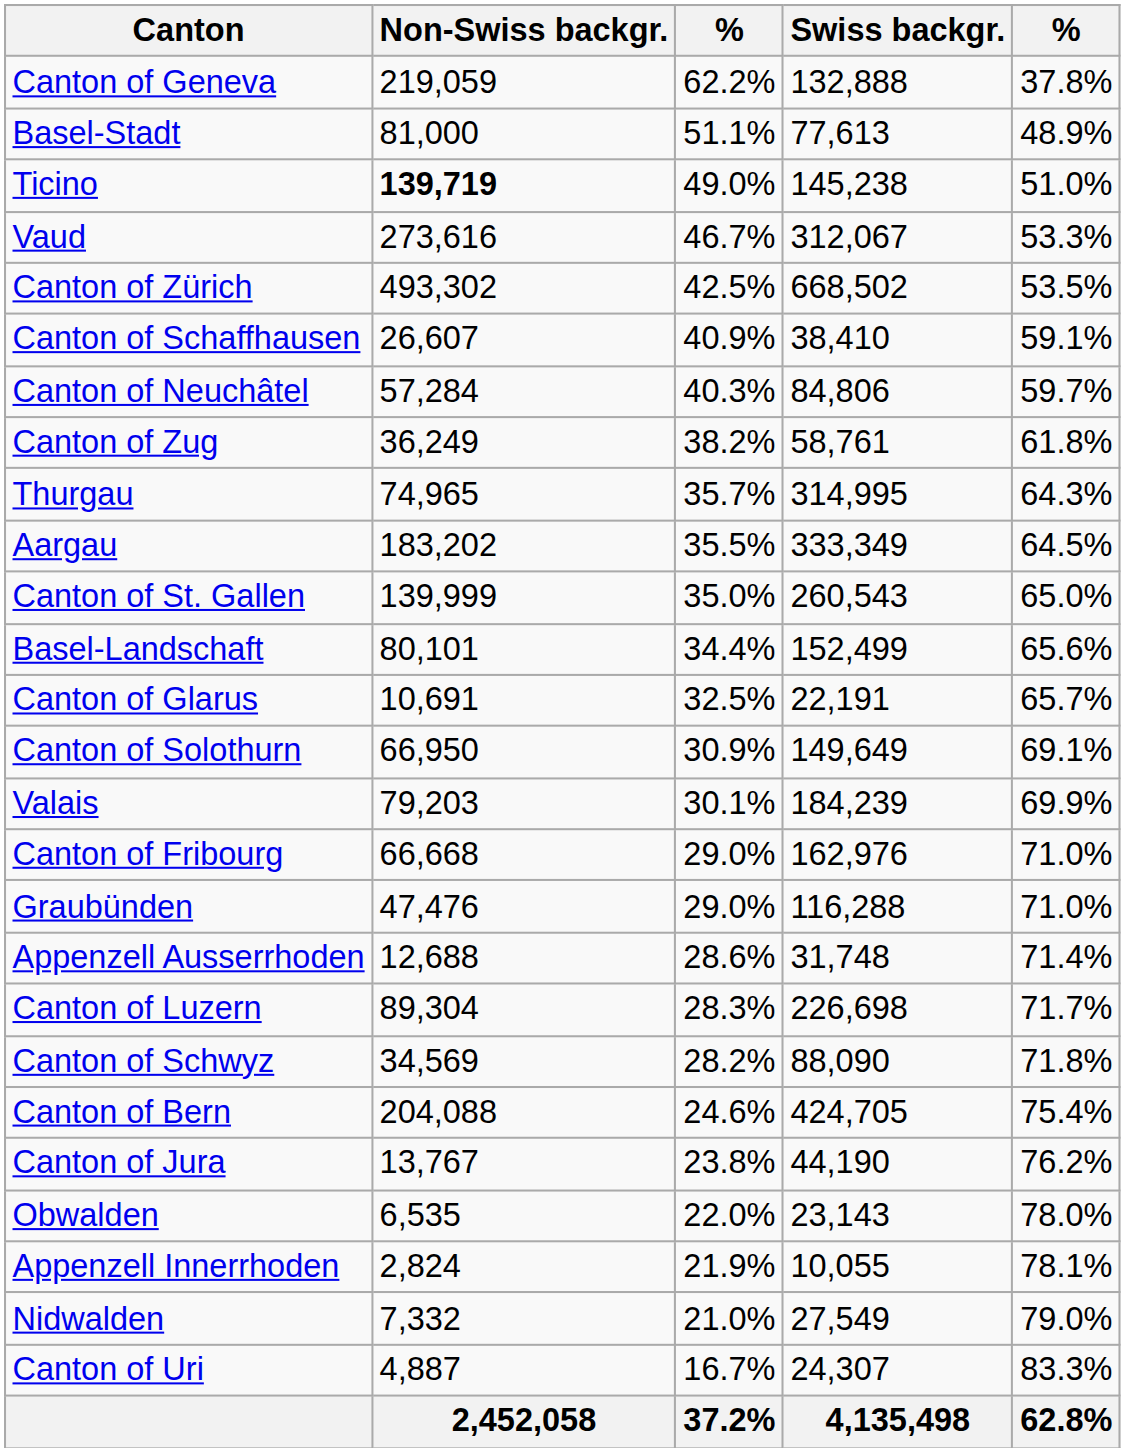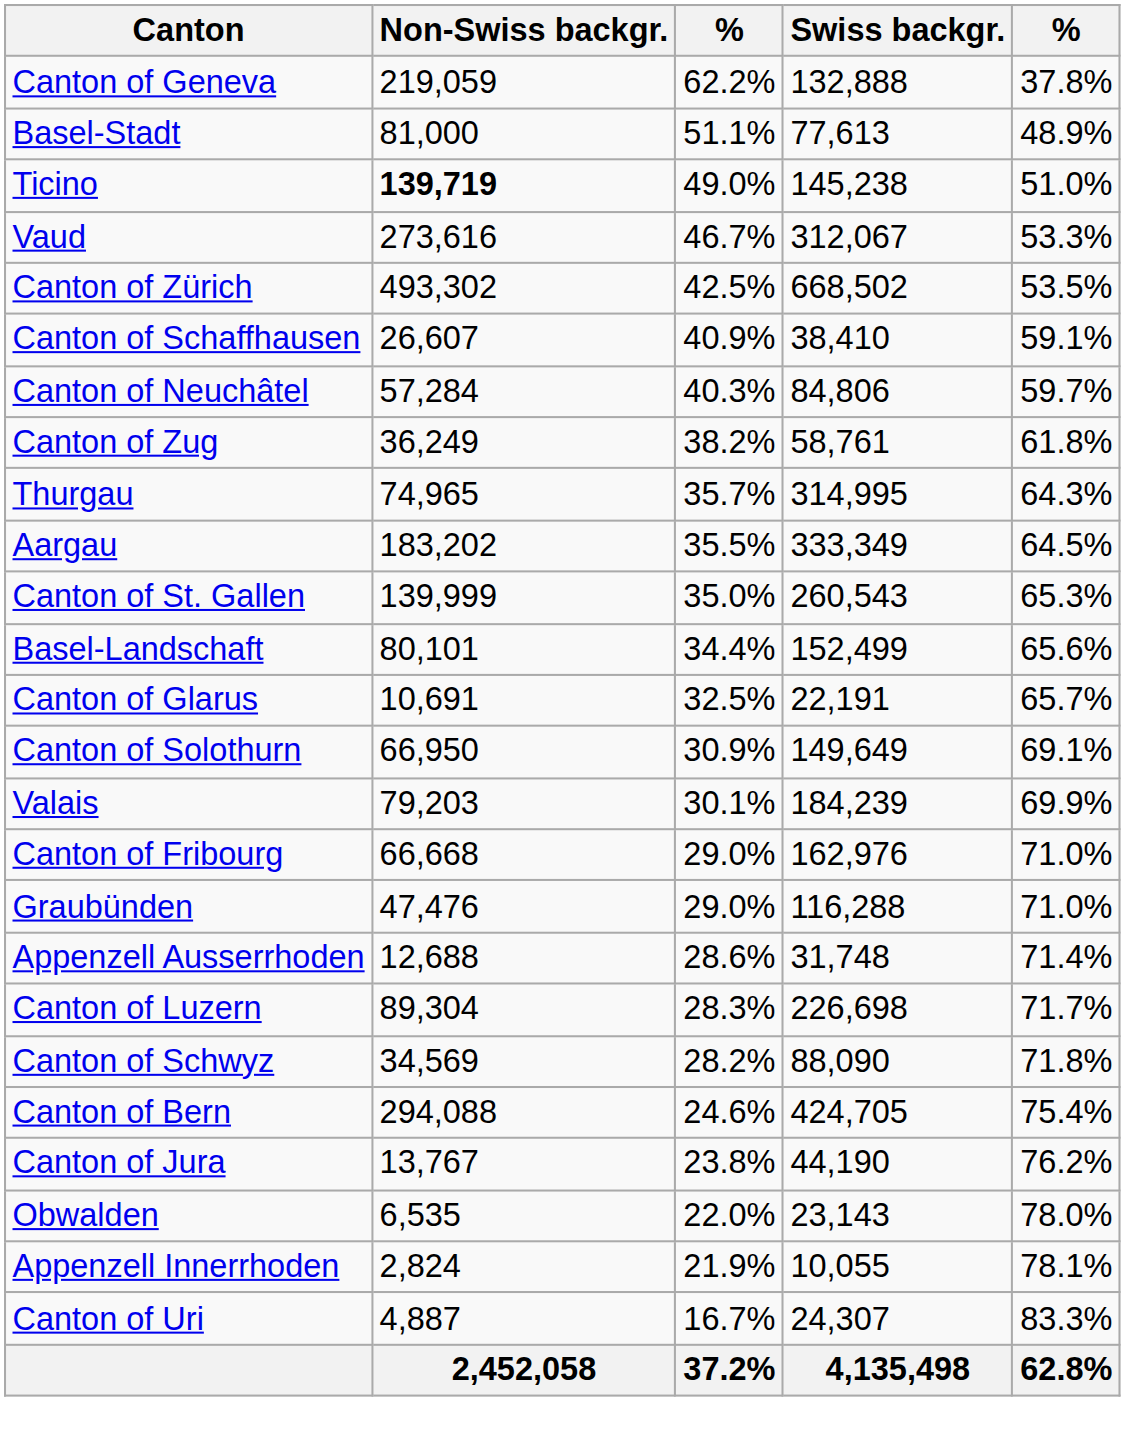(1066, 596) 65.0% -> (1066, 596) 65.3%
(438, 1111) 204,088 -> (438, 1111) 294,088
- row: (88, 1318)
